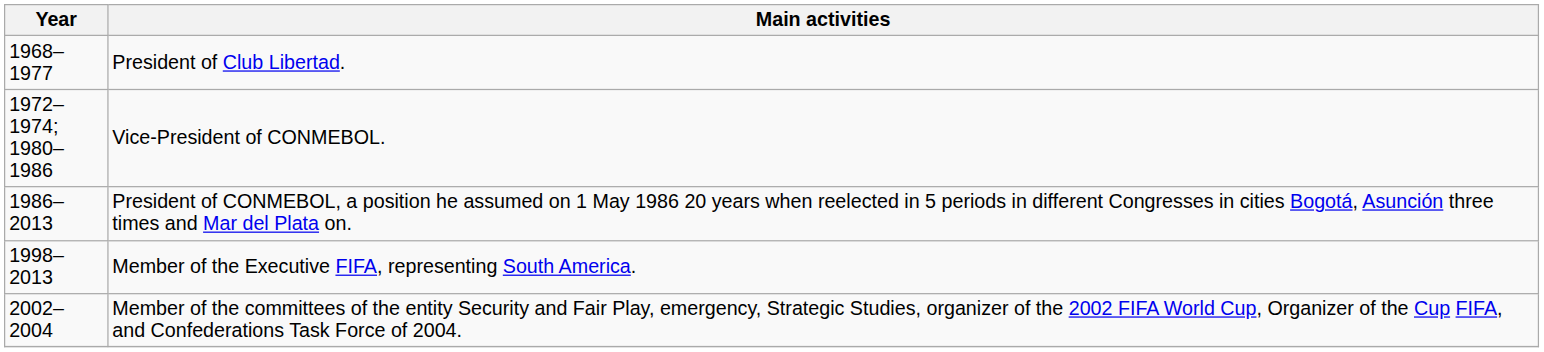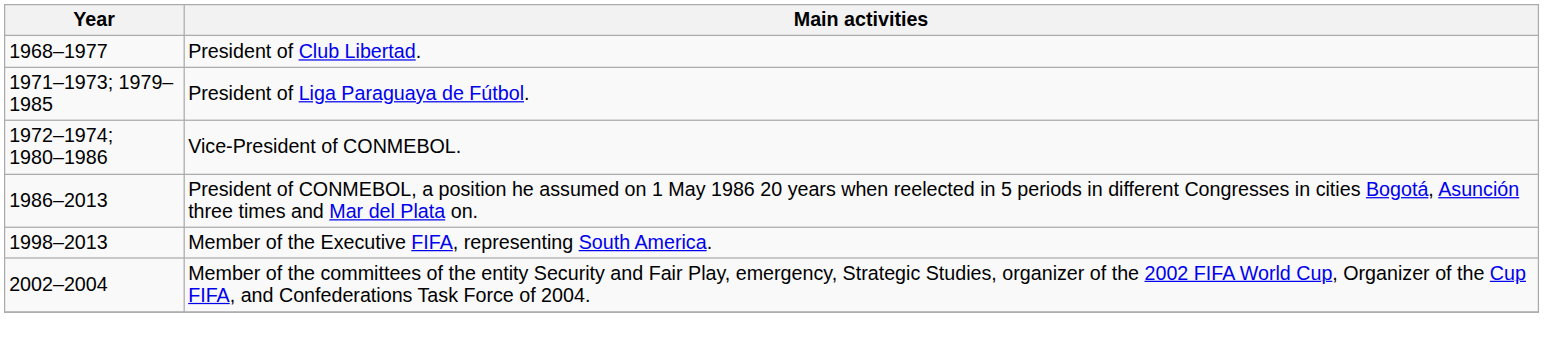+ row: (359, 93)
